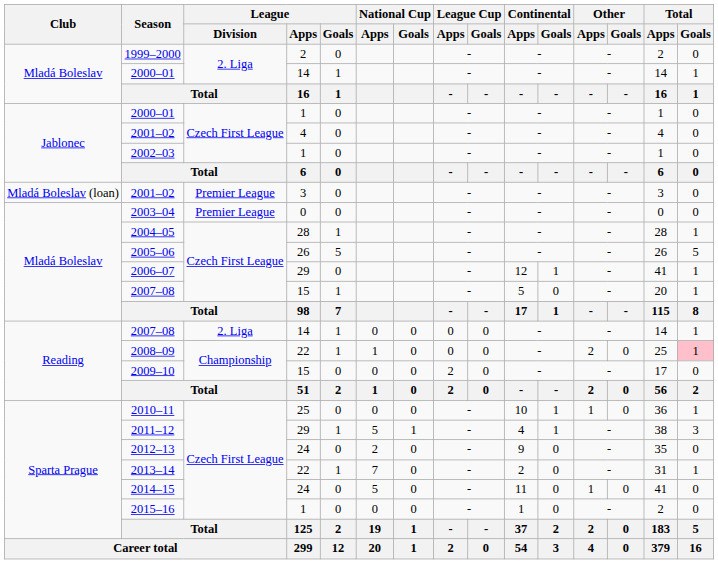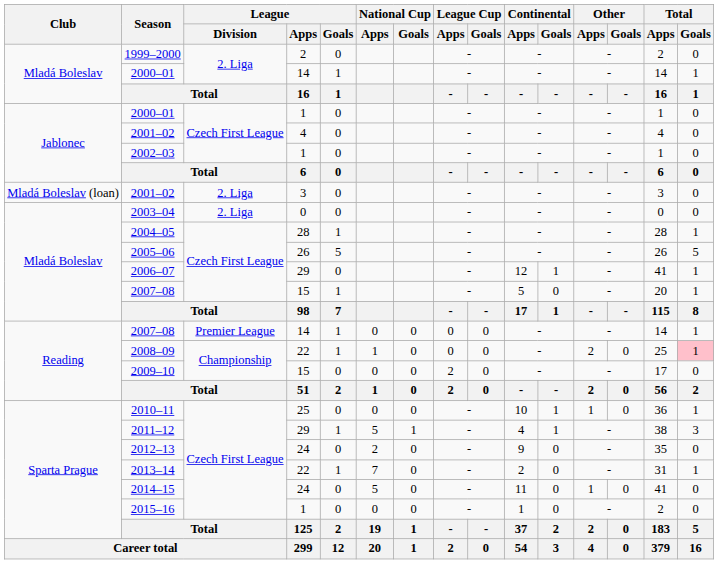(235, 192) Premier League -> (235, 192) 2. Liga
(235, 212) Premier League -> (235, 212) 2. Liga
(235, 331) 2. Liga -> (235, 331) Premier League
